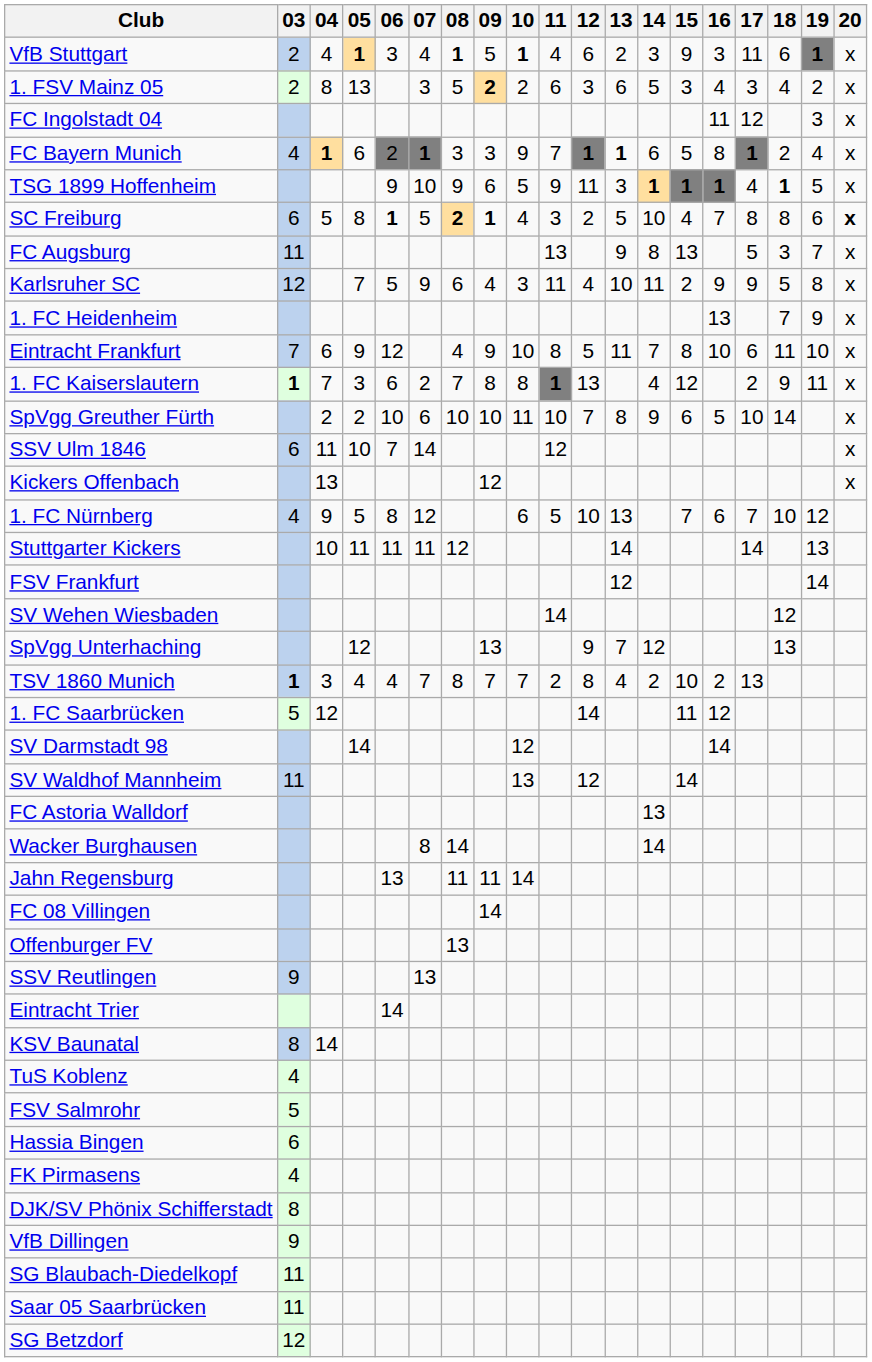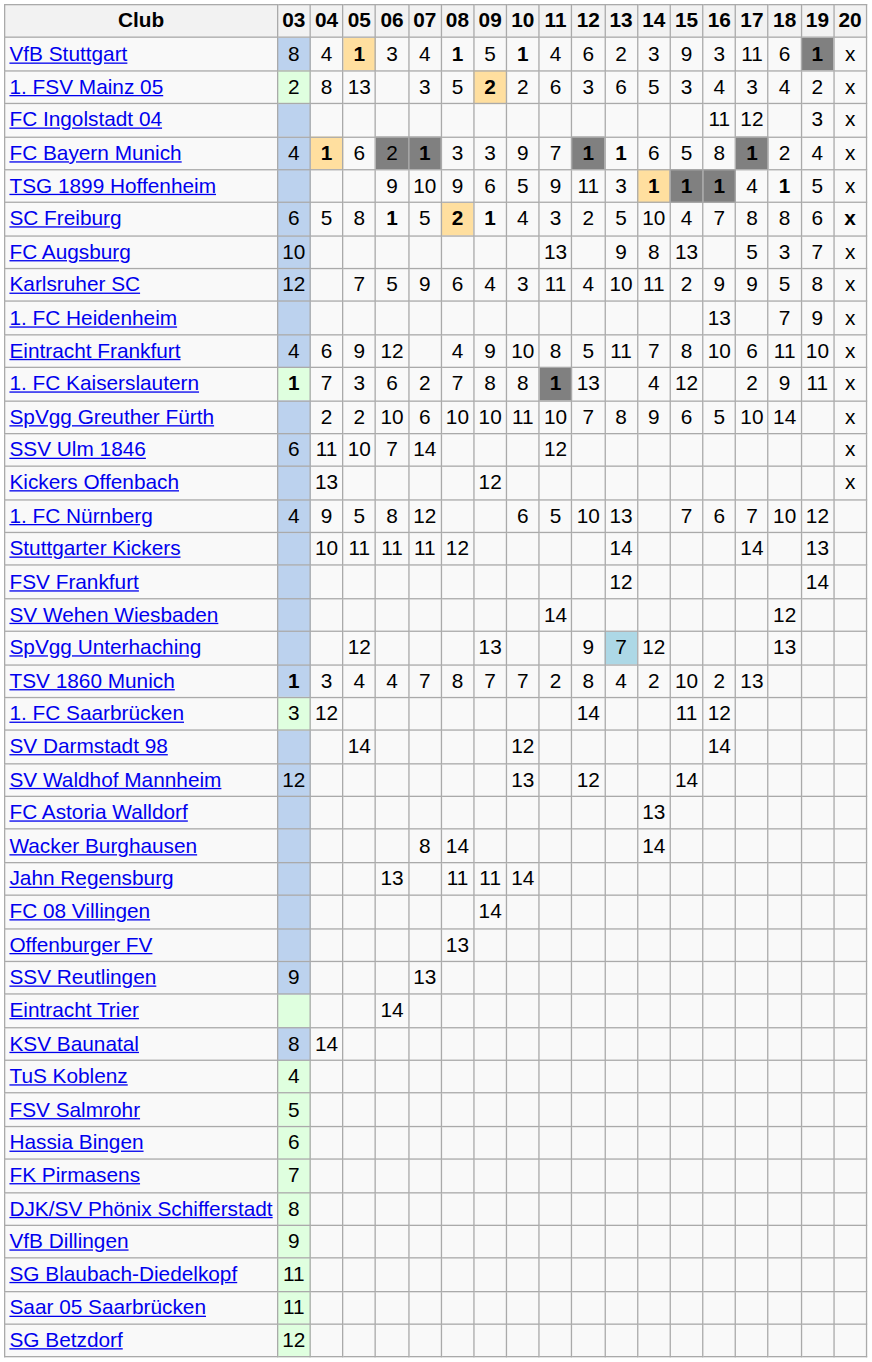(294, 53) 2 -> (294, 53) 8
(294, 251) 11 -> (294, 251) 10
(294, 350) 7 -> (294, 350) 4
(621, 647) no background -> (621, 647) lightblue background
(294, 713) 5 -> (294, 713) 3
(294, 779) 11 -> (294, 779) 12
(294, 1175) 4 -> (294, 1175) 7
